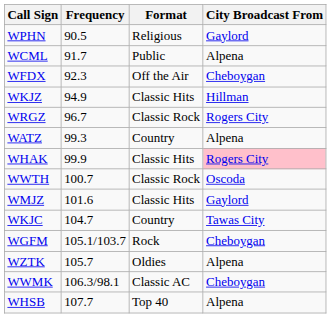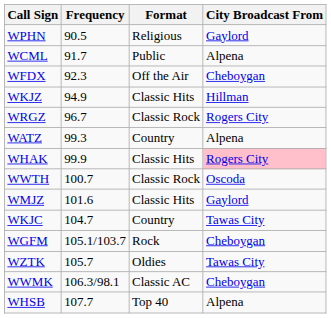(225, 261) Alpena -> (235, 261) Tawas City
